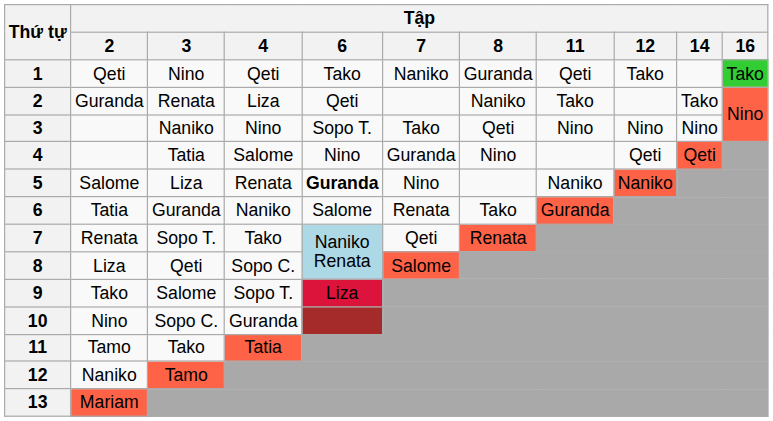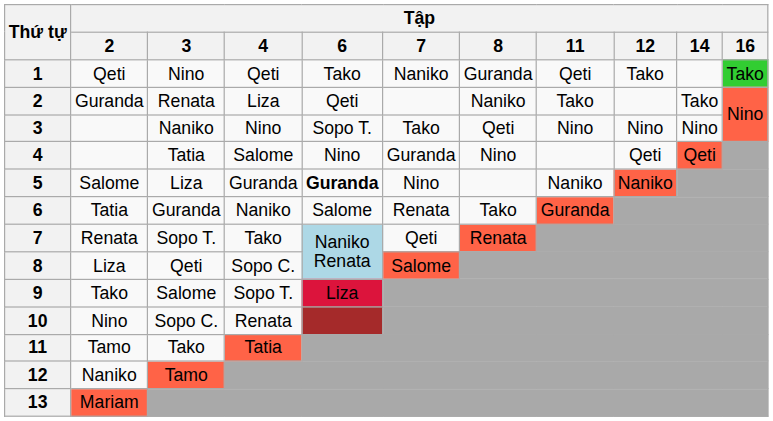(263, 183) Renata -> (263, 183) Guranda
(263, 320) Guranda -> (263, 320) Renata
